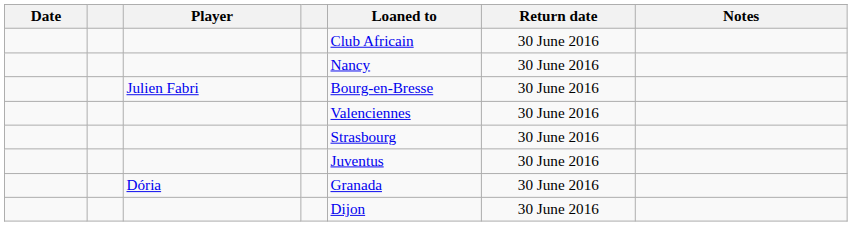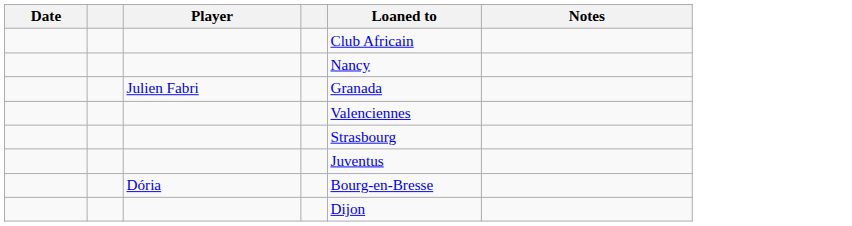- column: (558, 16)
(382, 88) Bourg-en-Bresse -> (356, 88) Granada
(356, 185) Granada -> (382, 185) Bourg-en-Bresse
